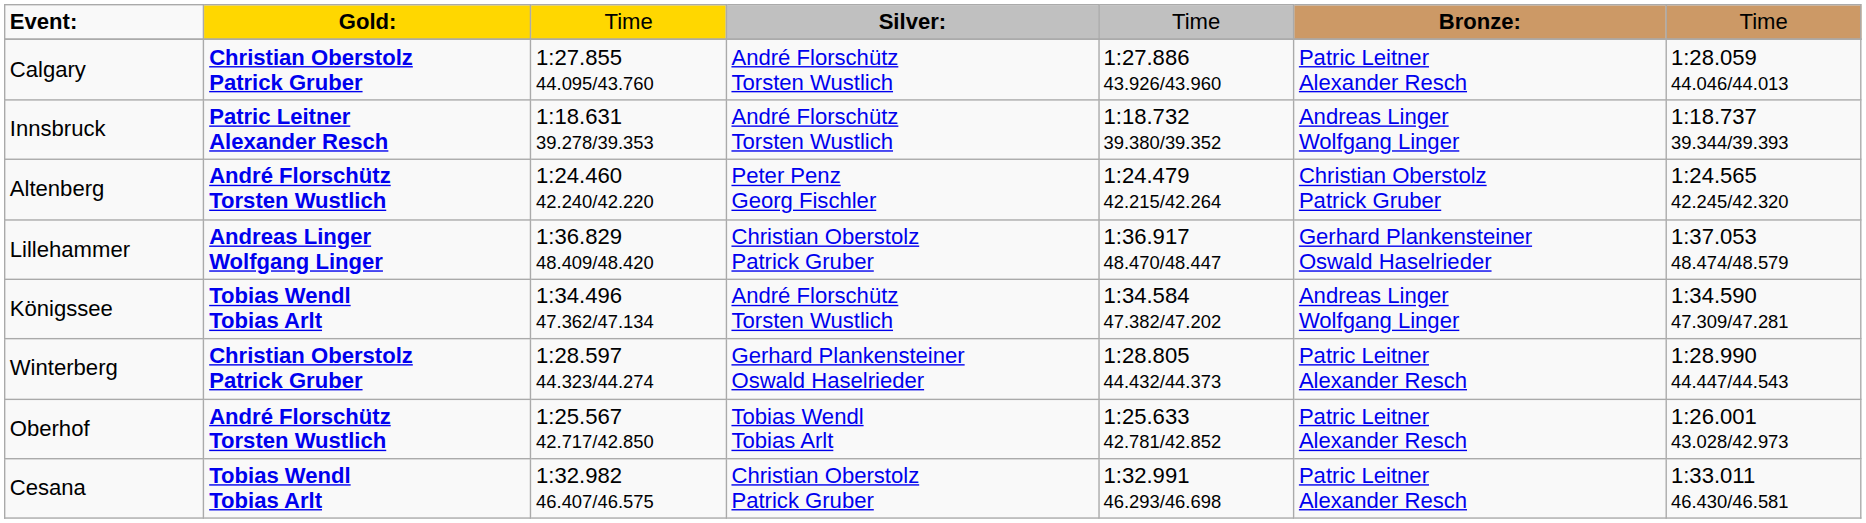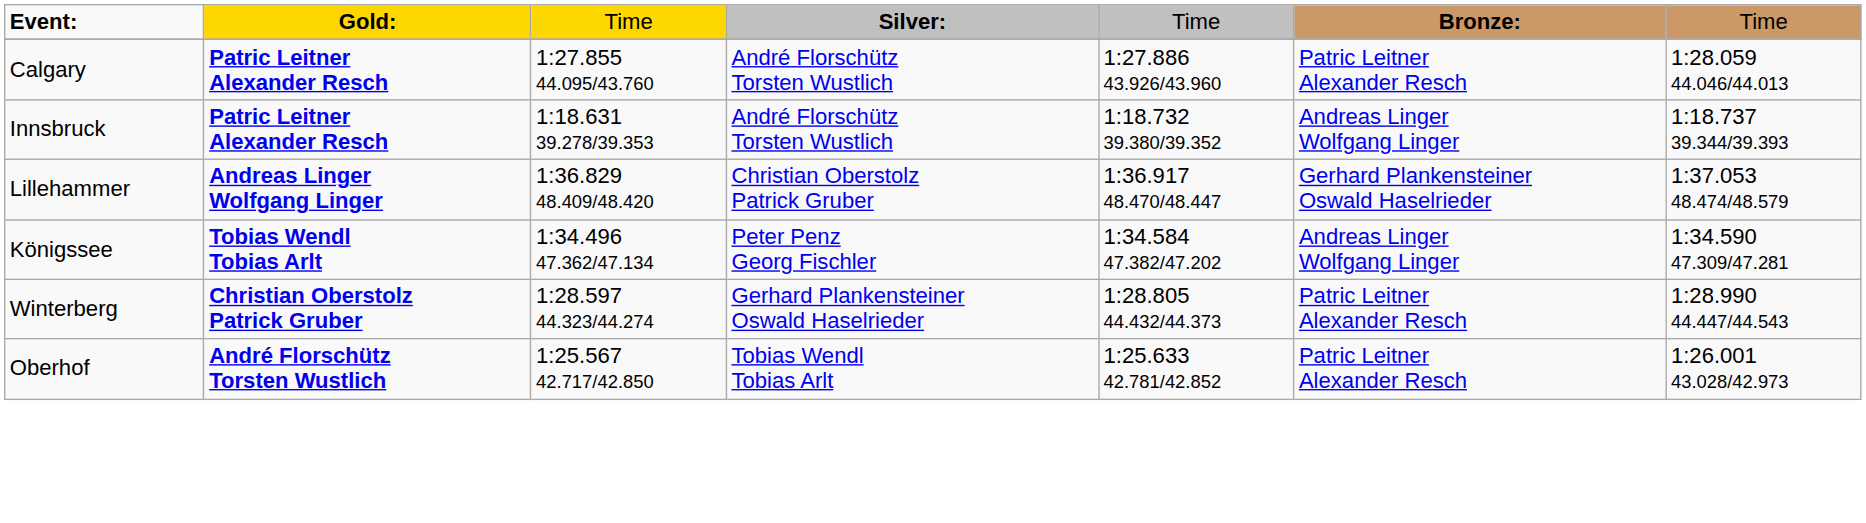(311, 69) Christian Oberstolz Patrick Gruber -> (299, 69) Patric Leitner Alexander Resch
- row: (57, 189)
(815, 308) André Florschütz Torsten Wustlich -> (804, 249) Peter Penz Georg Fischler
- row: (48, 488)
